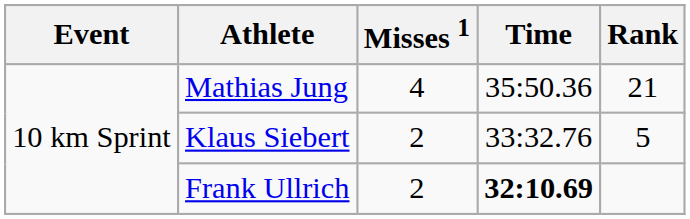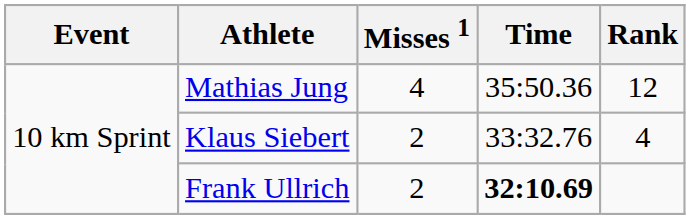(643, 88) 21 -> (643, 88) 12
(643, 138) 5 -> (643, 138) 4
